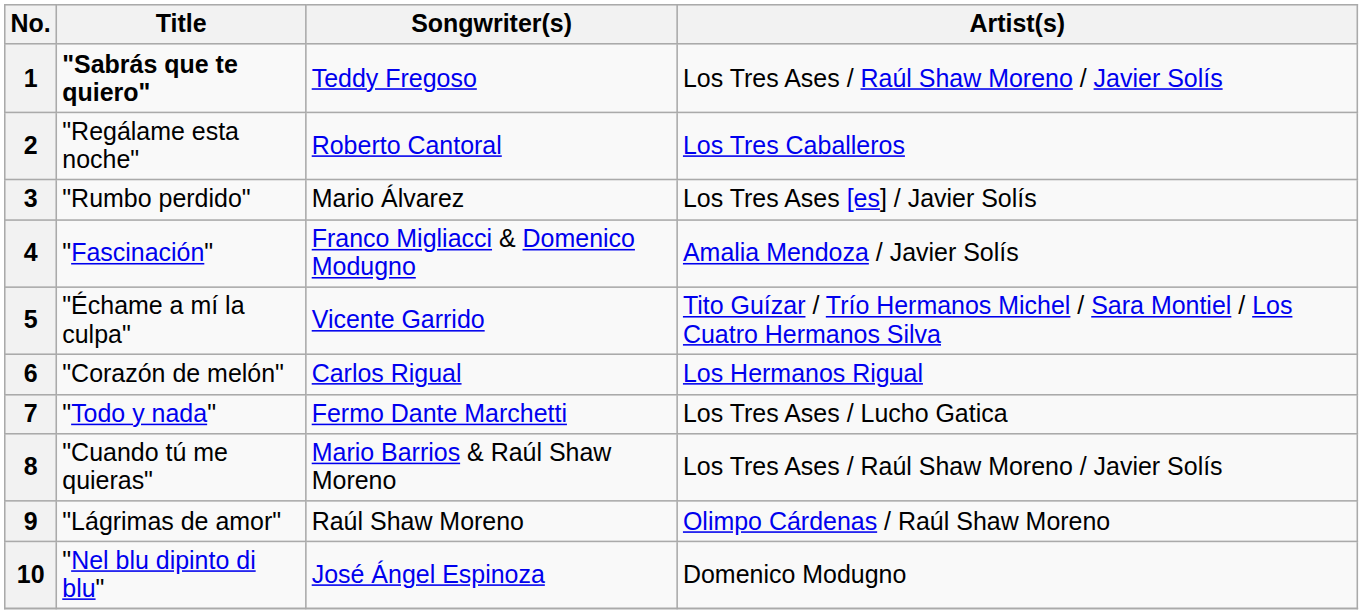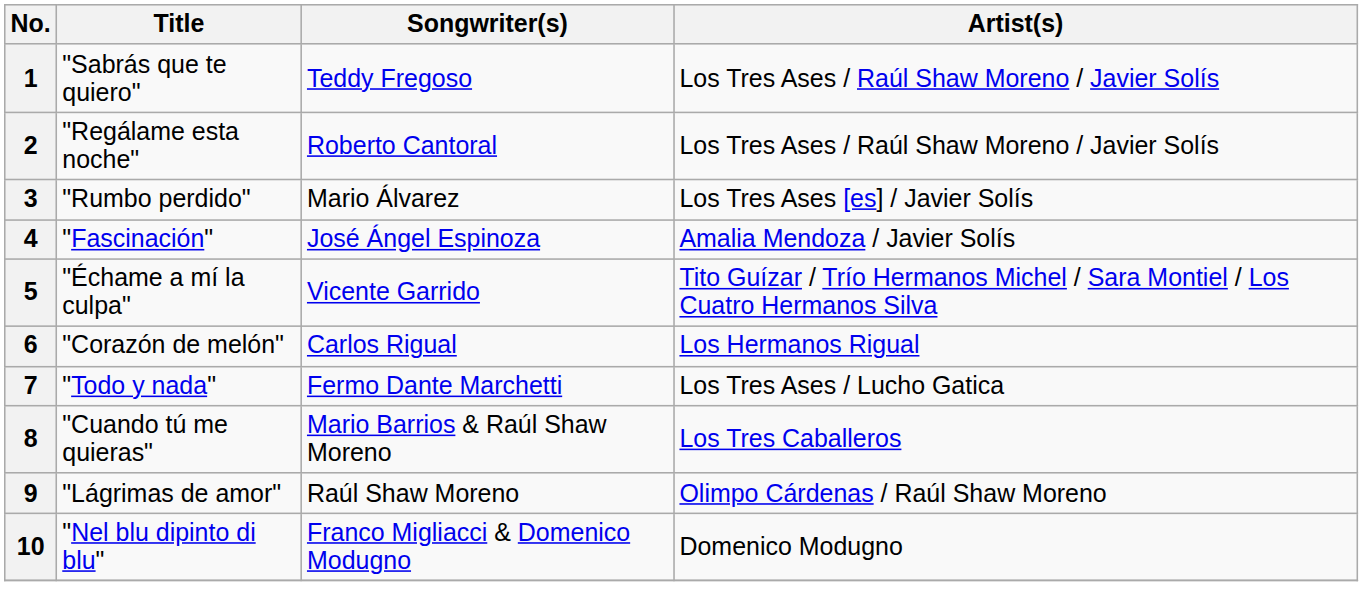(150, 77) bold -> (144, 77) normal
(794, 145) Los Tres Caballeros -> (949, 145) Los Tres Ases / Raúl Shaw Moreno / Javier Solís
(473, 252) Franco Migliacci & Domenico Modugno -> (424, 238) José Ángel Espinoza
(953, 467) Los Tres Ases / Raúl Shaw Moreno / Javier Solís -> (790, 439) Los Tres Caballeros
(428, 574) José Ángel Espinoza -> (469, 546) Franco Migliacci & Domenico Modugno
